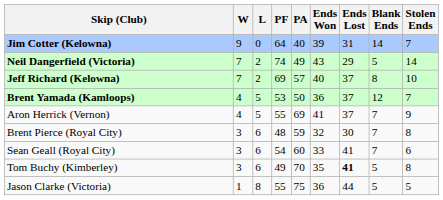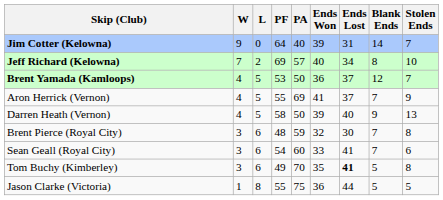- row: (71, 61)
(348, 79) 37 -> (348, 61) 34
+ row: (59, 114)
